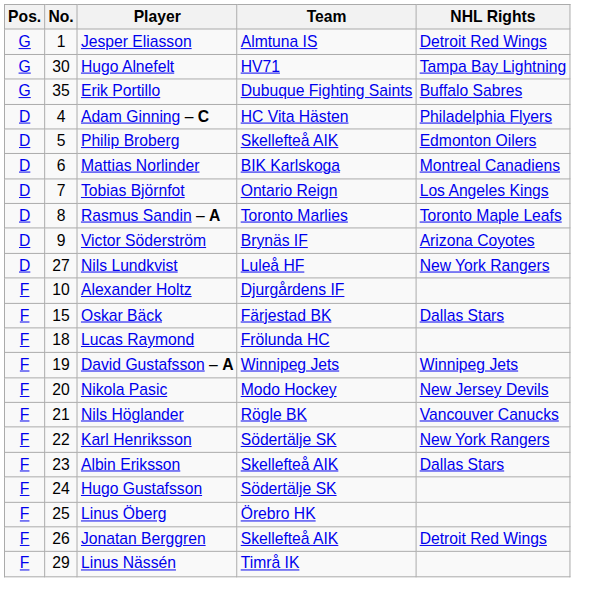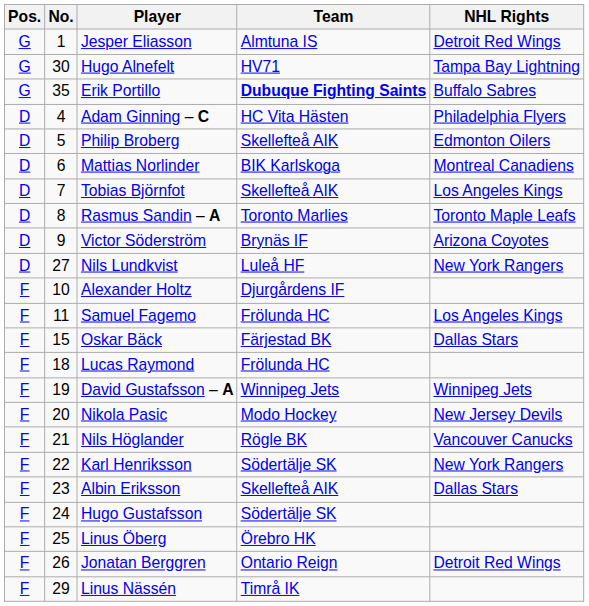(327, 91) normal -> (333, 91) bold
(289, 191) Ontario Reign -> (290, 191) Skellefteå AIK
+ row: (138, 315)
(290, 539) Skellefteå AIK -> (289, 564) Ontario Reign
